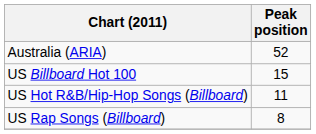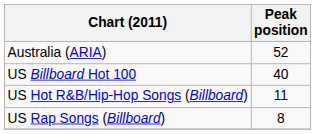(281, 74) 15 -> (281, 74) 40
